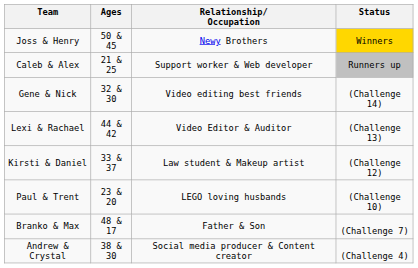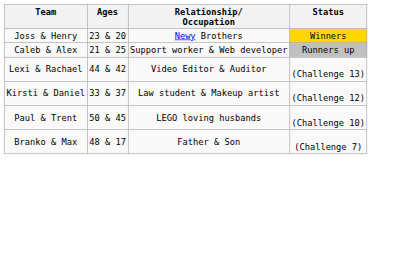(111, 41) 50 & 45 -> (108, 36) 23 & 20
- row: (48, 94)
(111, 197) 23 & 20 -> (108, 118) 50 & 45
- row: (48, 251)
